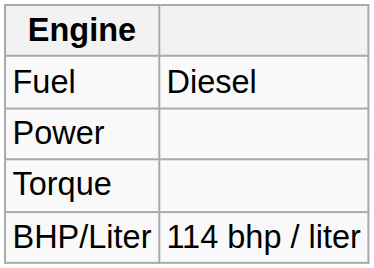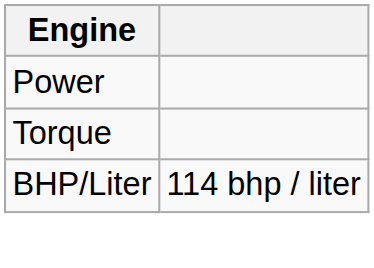- row: (44, 81)
